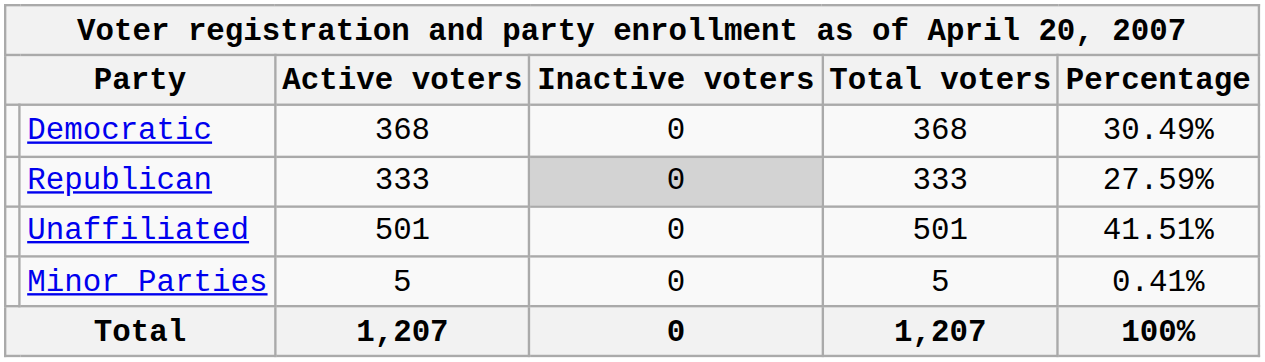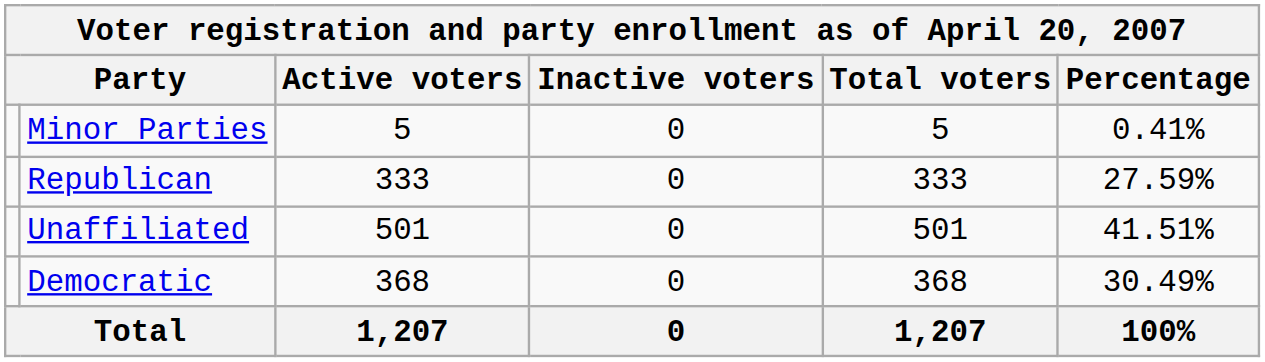rows swapped: (120, 131) <-> (147, 281)
(676, 181) lightgrey background -> (676, 181) no background
